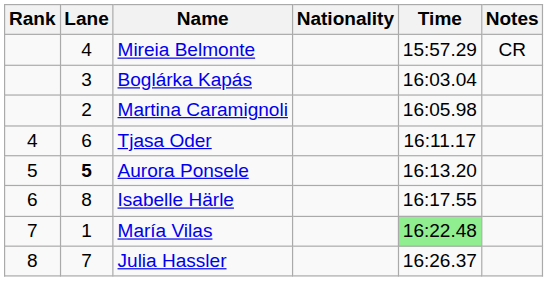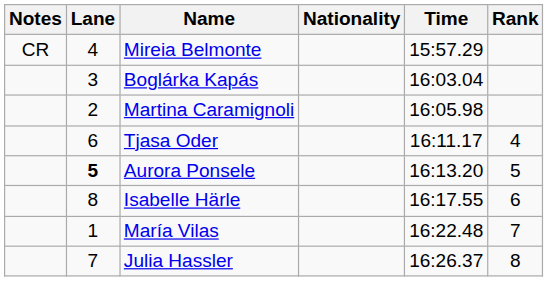columns swapped: (32, 19) <-> (512, 19)
(440, 230) lightgreen background -> (446, 230) no background
